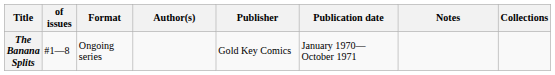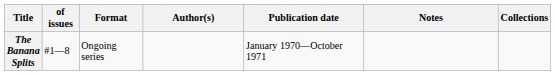- column: (258, 18)
